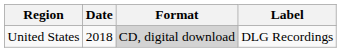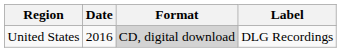(99, 36) 2018 -> (99, 36) 2016
